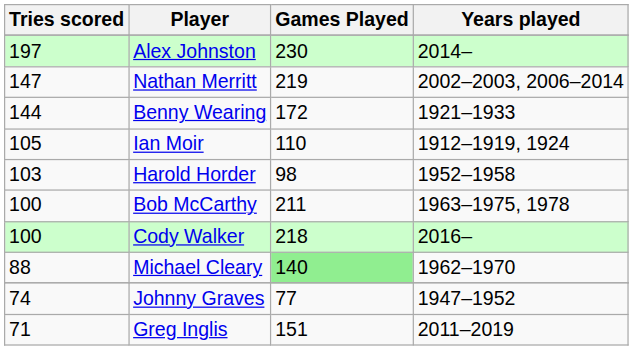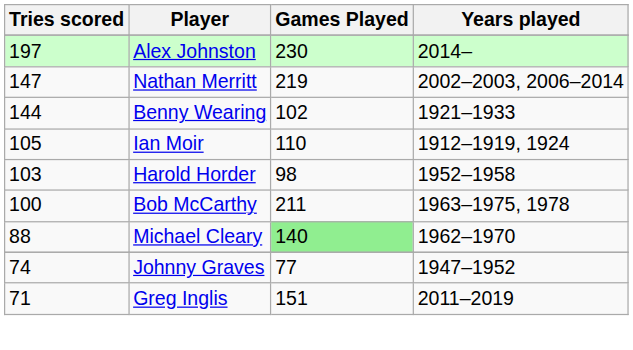(292, 112) 172 -> (292, 112) 102
- row: (189, 236)
